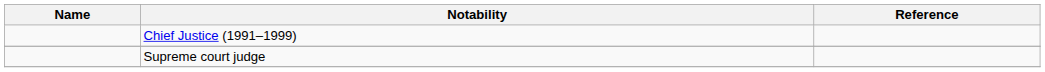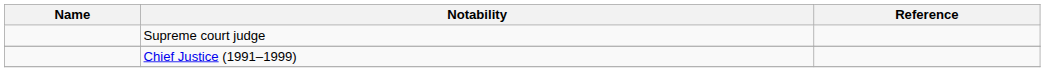rows swapped: (220, 35) <-> (204, 56)
